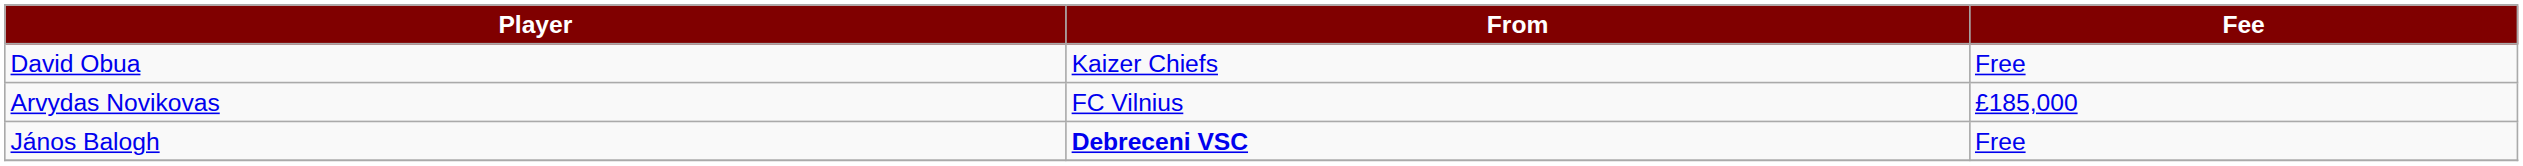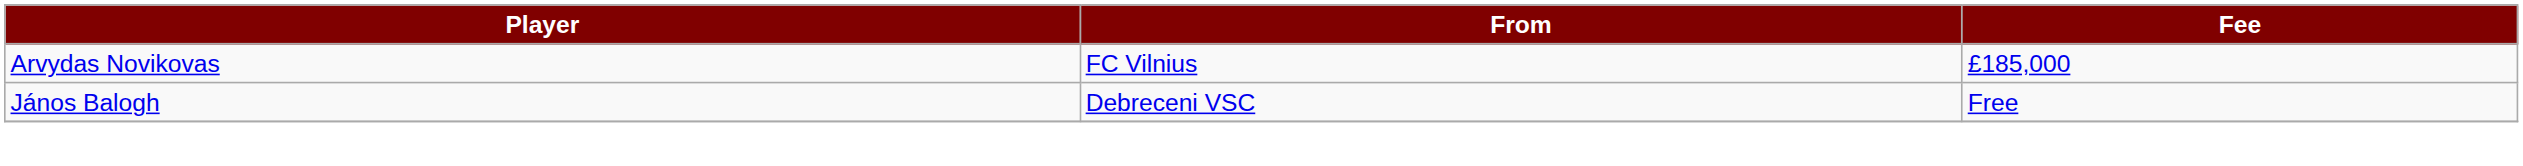- row: (75, 63)
(1160, 141) bold -> (1170, 102) normal
